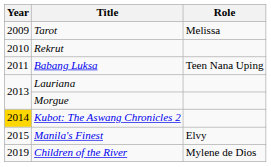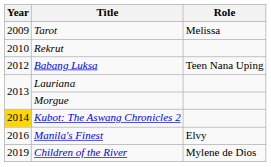(18, 65) 2011 -> (18, 65) 2012
(18, 135) 2015 -> (18, 135) 2016
